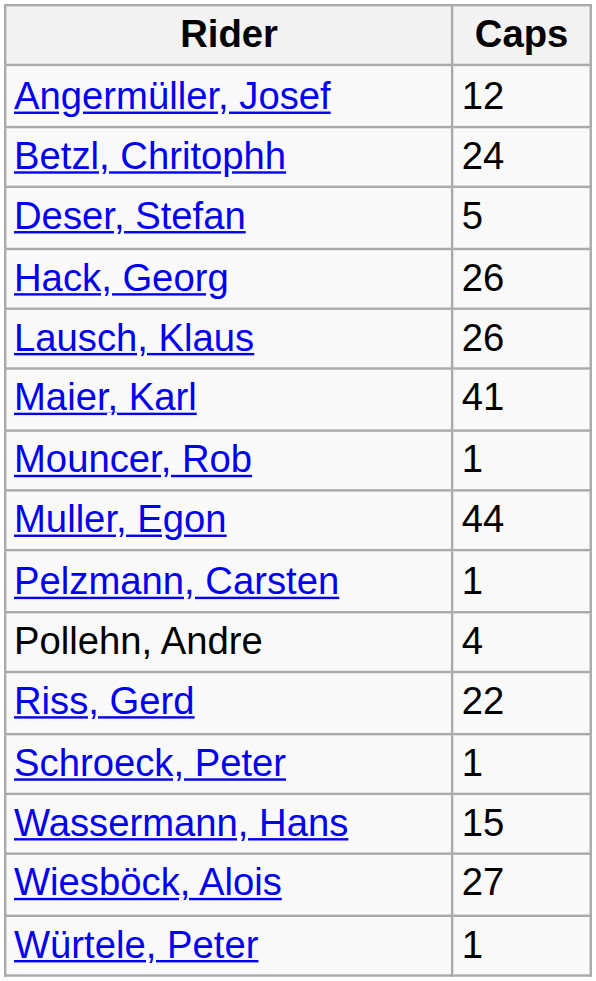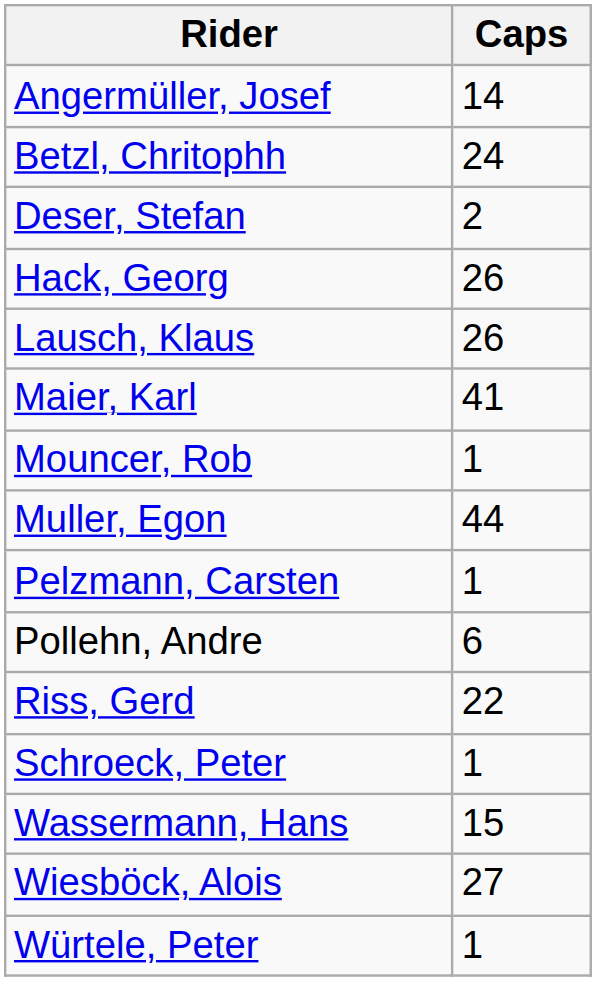(483, 95) 12 -> (483, 95) 14
(472, 216) 5 -> (472, 216) 2
(472, 641) 4 -> (472, 641) 6
